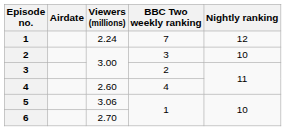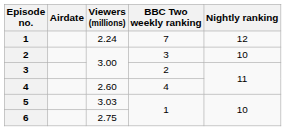(107, 102) 3.06 -> (107, 102) 3.03
(107, 117) 2.70 -> (107, 117) 2.75
